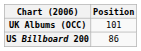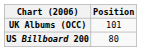(114, 39) 86 -> (114, 39) 80
